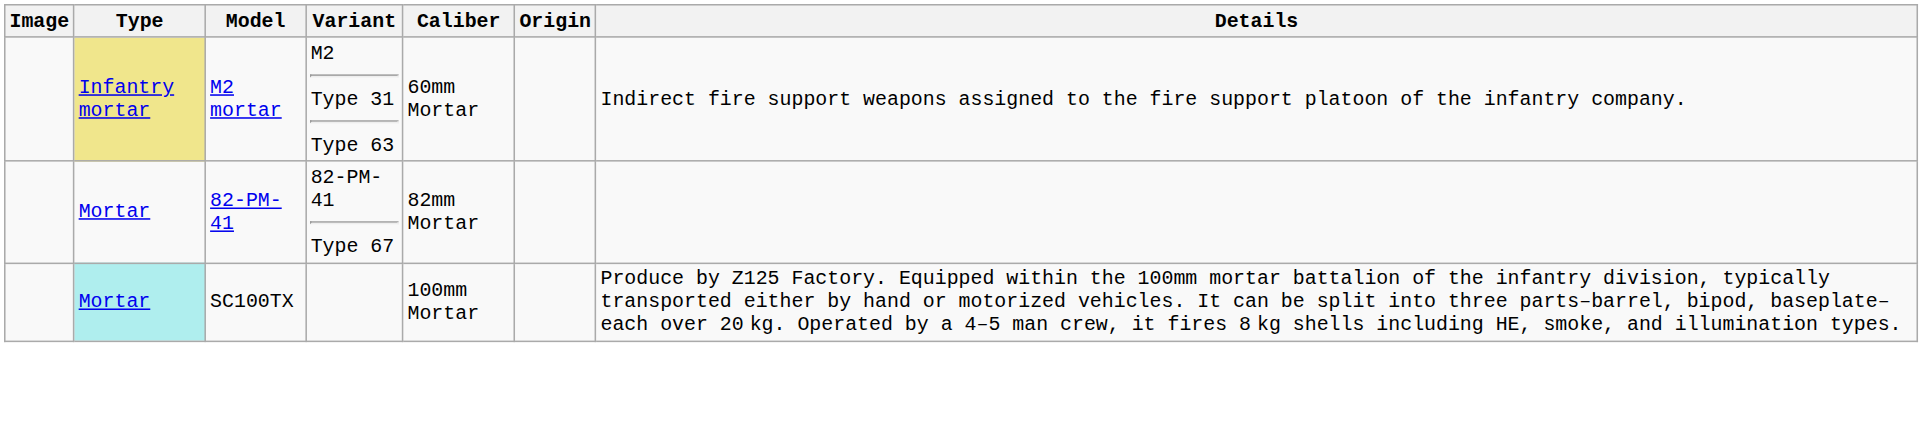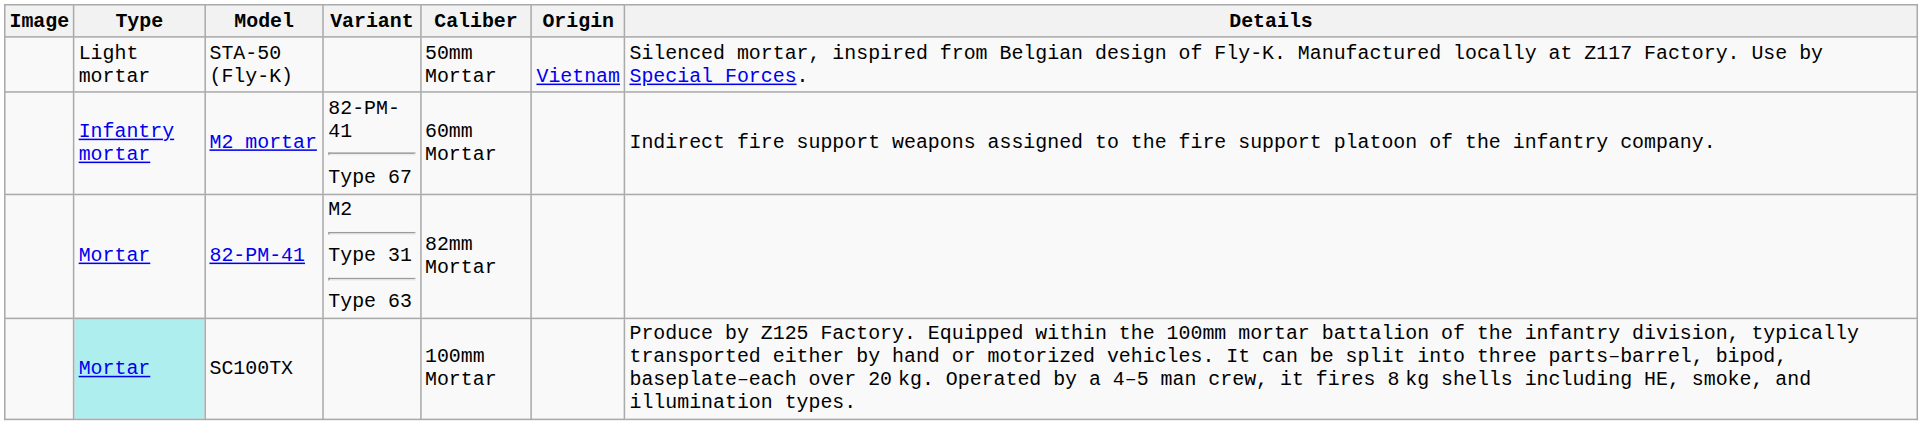+ row: (251, 65)
(126, 99) khaki background -> (126, 143) no background
(354, 99) M2 Type 31 Type 63 -> (372, 143) 82-PM-41 Type 67
(354, 212) 82-PM-41 Type 67 -> (372, 256) M2 Type 31 Type 63
